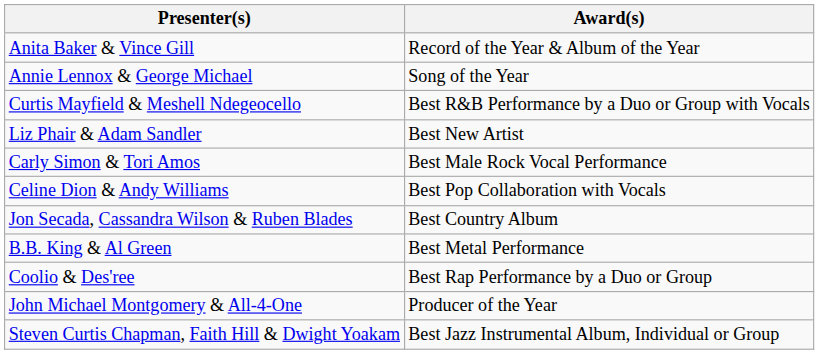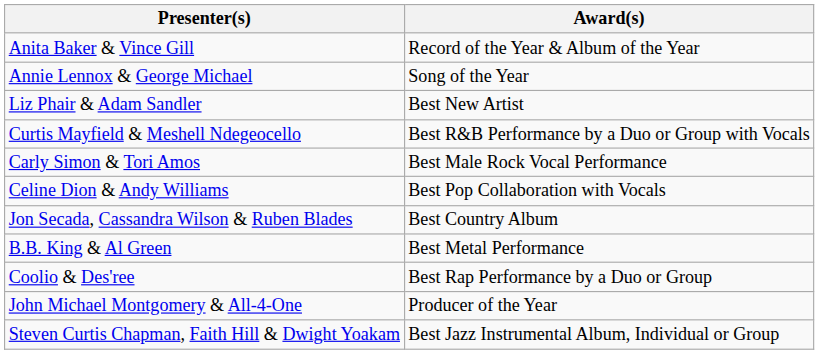rows swapped: (105, 133) <-> (155, 104)
